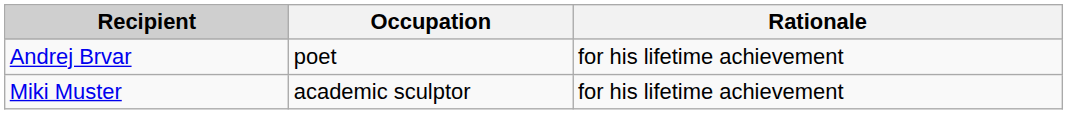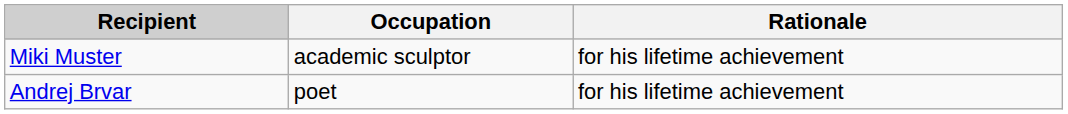rows swapped: (71, 56) <-> (66, 91)
